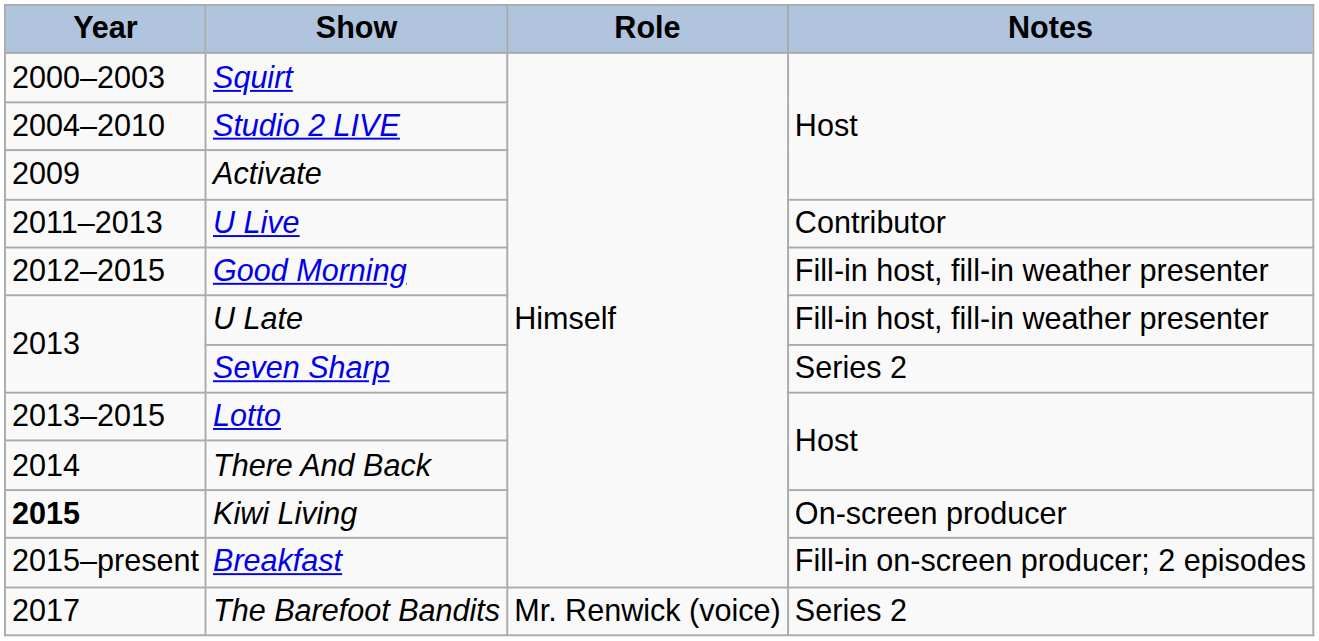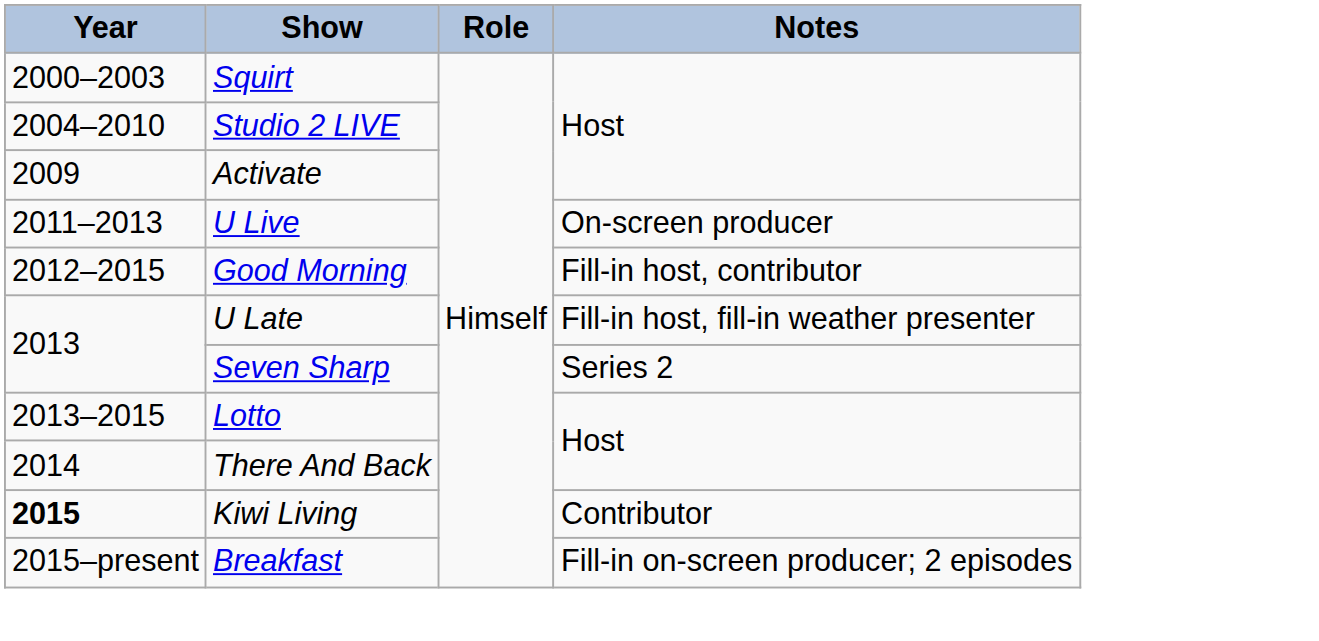(870, 222) Contributor -> (697, 222) On-screen producer
(1032, 271) Fill-in host, fill-in weather presenter -> (711, 271) Fill-in host, contributor
(931, 513) On-screen producer -> (637, 513) Contributor
- row: (357, 610)
